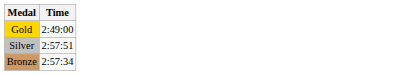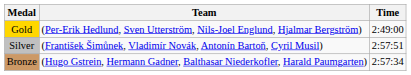+ column: (204, 12)
